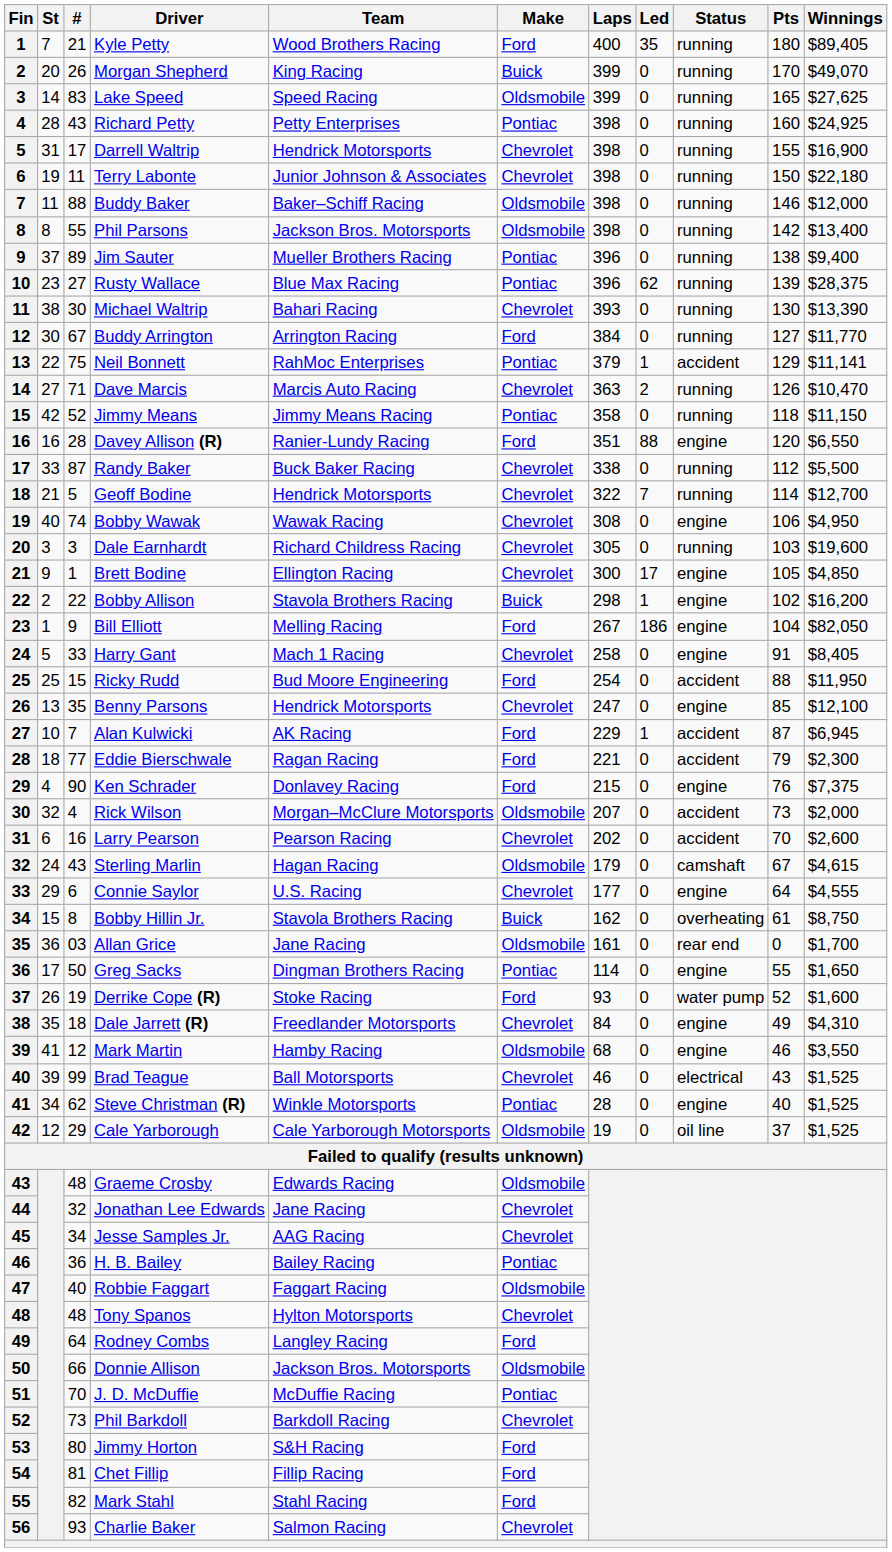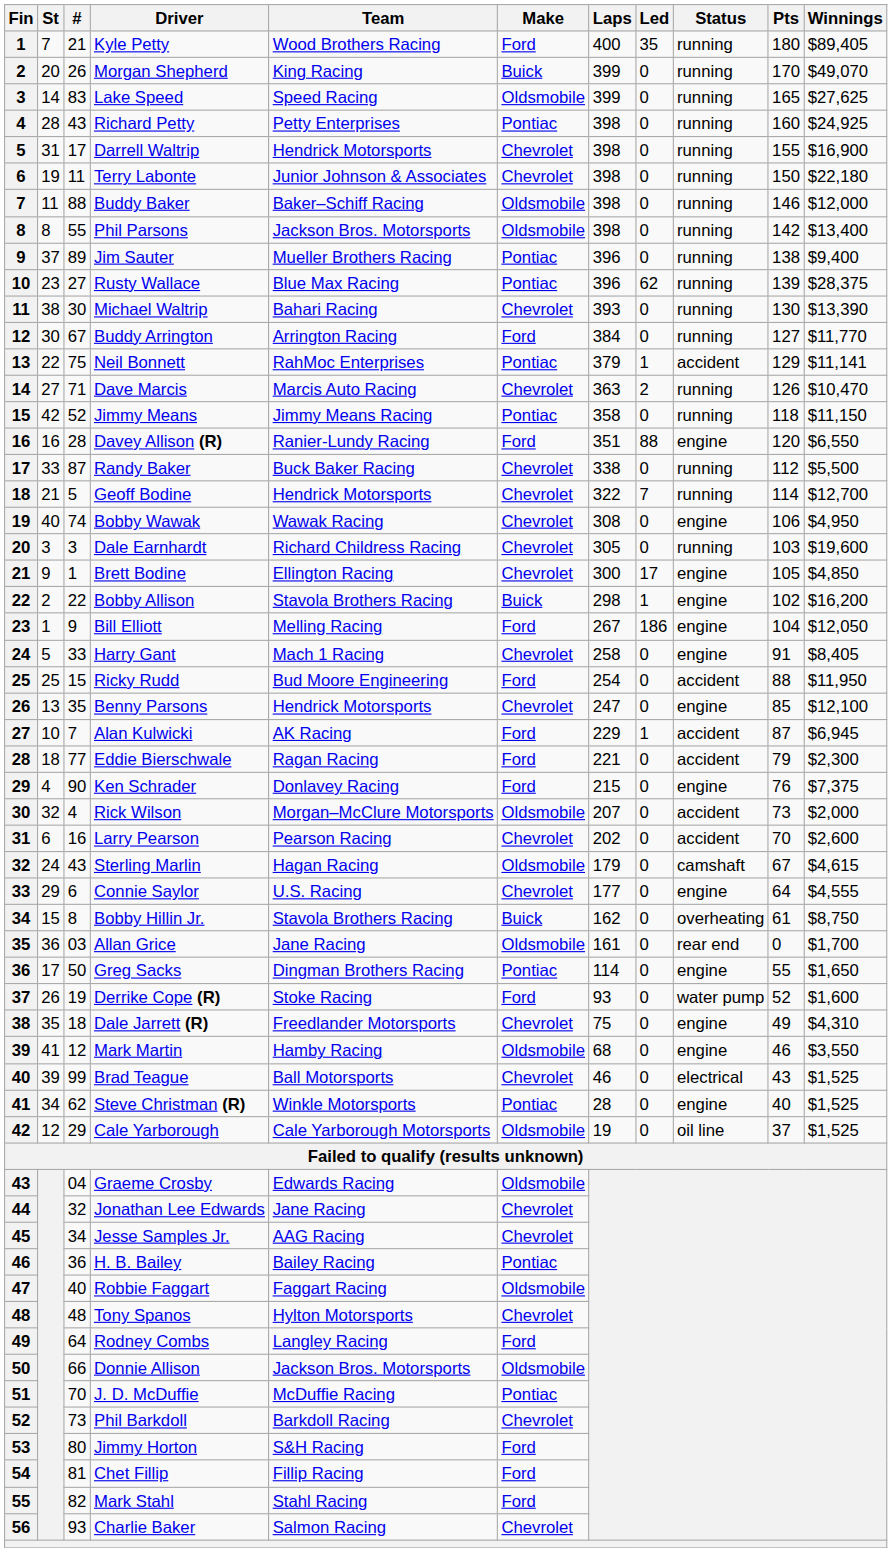(838, 627) $82,050 -> (838, 627) $12,050
(602, 1024) 84 -> (602, 1024) 75
(77, 1183) 48 -> (77, 1183) 04
